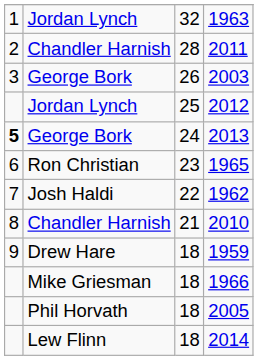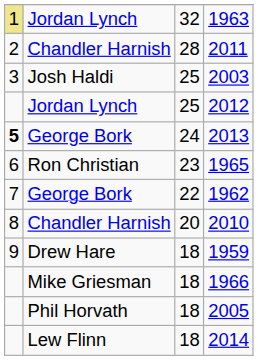(14, 19) no background -> (14, 19) khaki background
(80, 77) George Bork -> (70, 77) Josh Haldi
(189, 77) 26 -> (189, 77) 25
(70, 194) Josh Haldi -> (80, 194) George Bork
(189, 223) 21 -> (189, 223) 20
